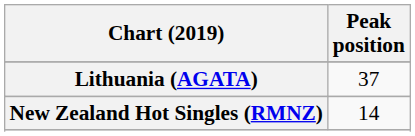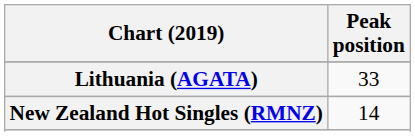(369, 79) 37 -> (369, 79) 33
